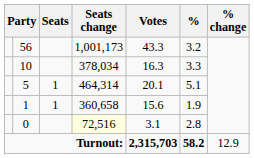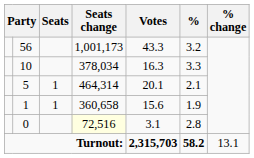(194, 85) 5.1 -> (194, 85) 2.1
(228, 143) 12.9 -> (228, 143) 13.1
